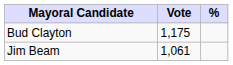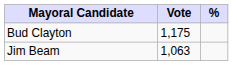(175, 51) 1,061 -> (175, 51) 1,063
